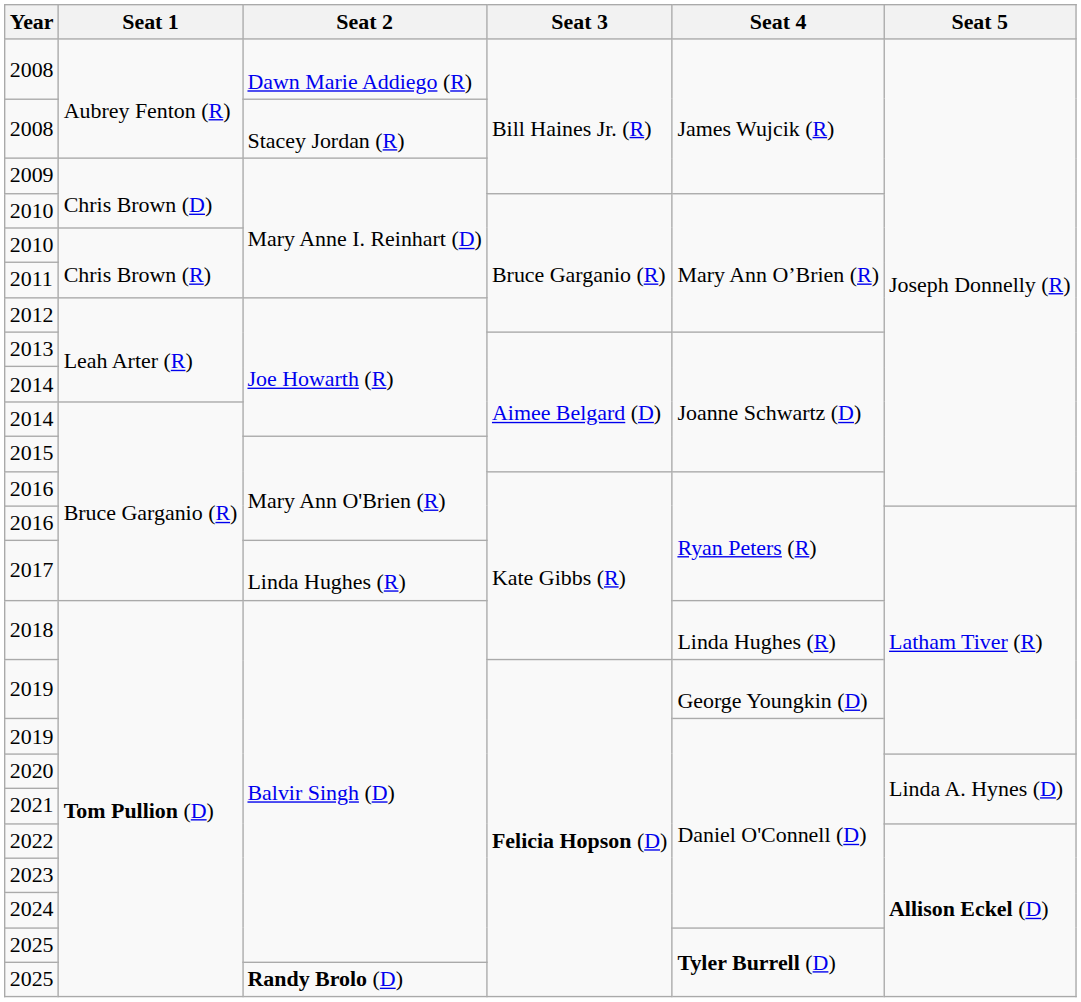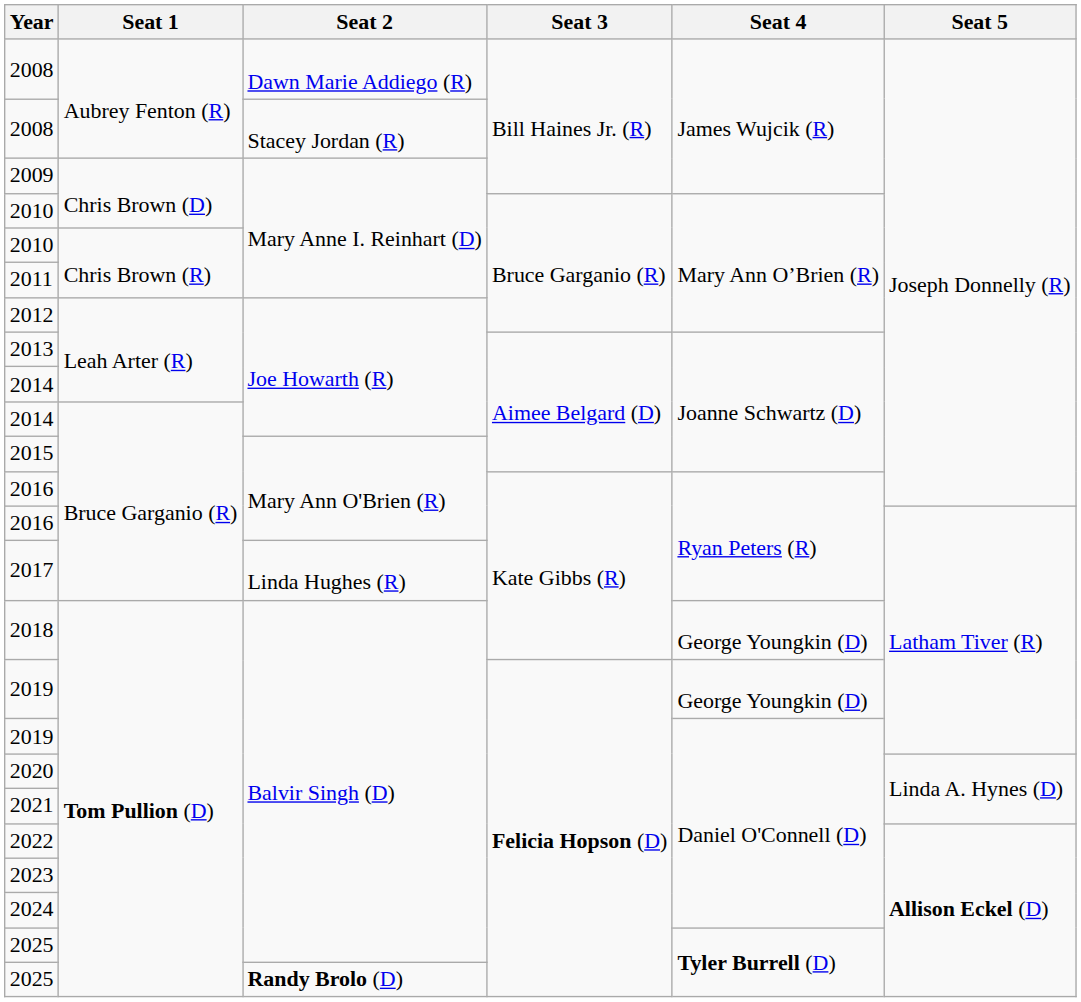(757, 641) Linda Hughes (R) -> (773, 641) George Youngkin (D)
